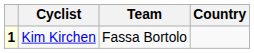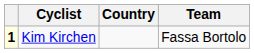columns swapped: (145, 15) <-> (220, 15)
